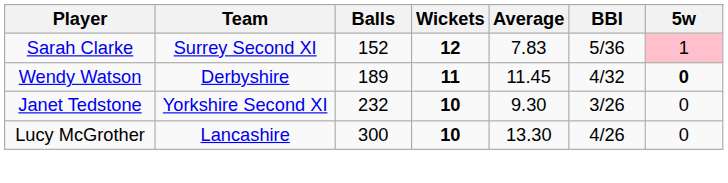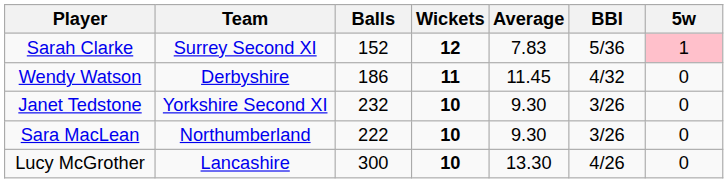(373, 76) 189 -> (373, 76) 186
(684, 76) bold -> (684, 76) normal
+ row: (80, 134)
